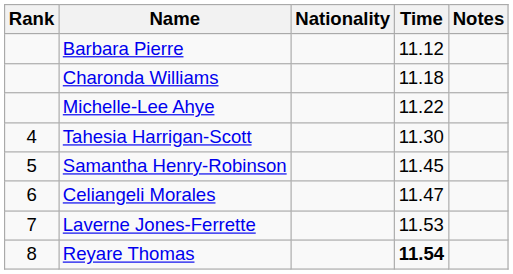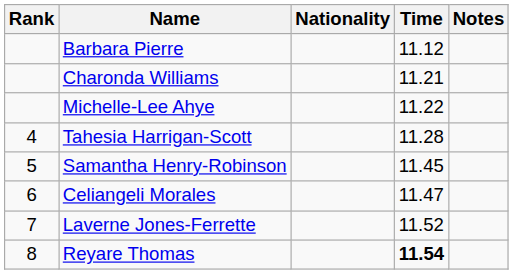(421, 78) 11.18 -> (421, 78) 11.21
(421, 136) 11.30 -> (421, 136) 11.28
(421, 225) 11.53 -> (421, 225) 11.52
